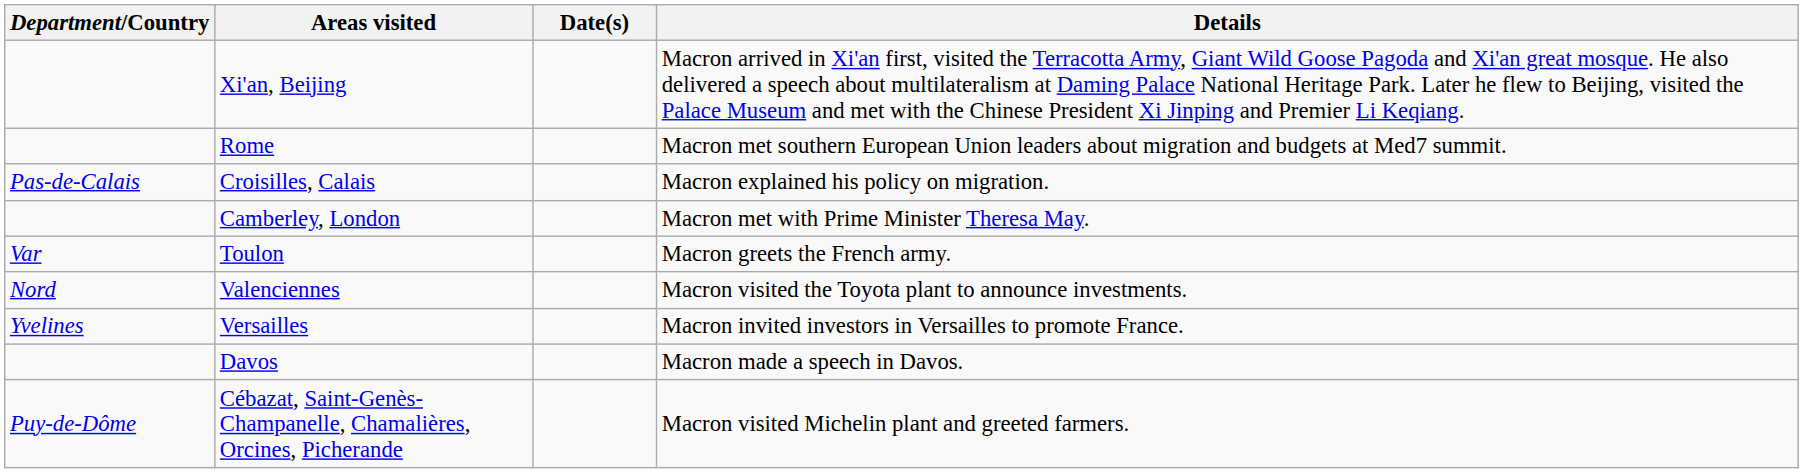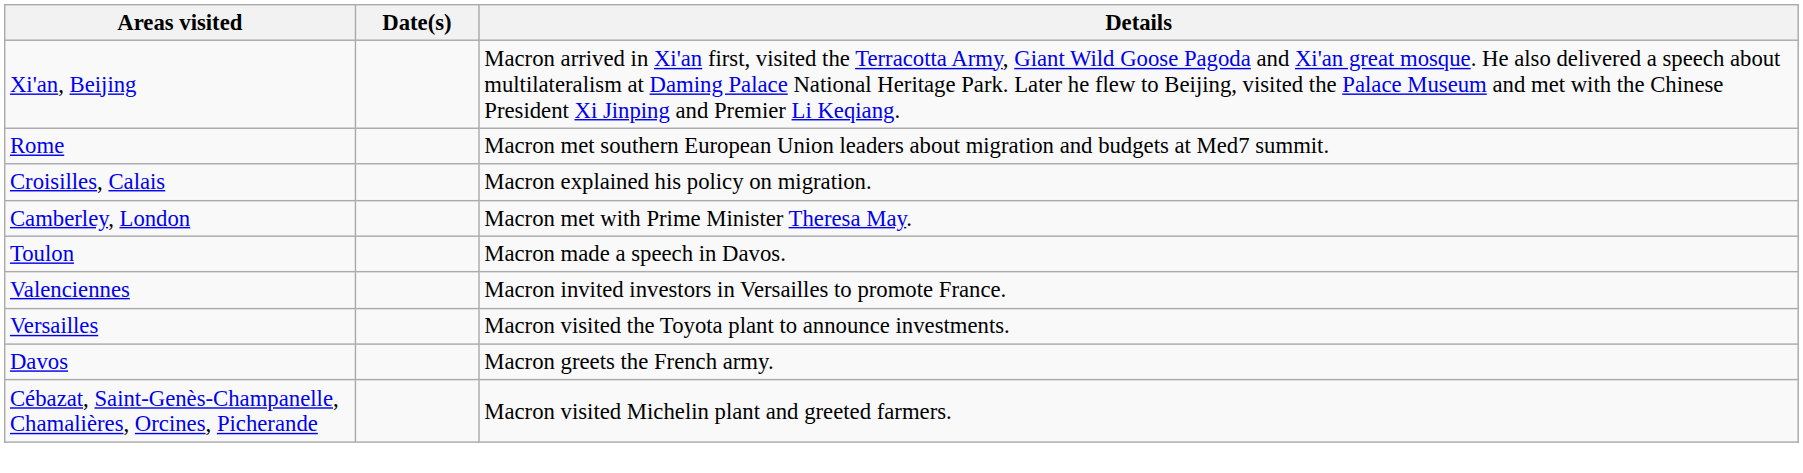- column: (110, 22)
(806, 253) Macron greets the French army. -> (635, 253) Macron made a speech in Davos.
(924, 289) Macron visited the Toyota plant to announce investments. -> (745, 289) Macron invited investors in Versailles to promote France.
(923, 325) Macron invited investors in Versailles to promote France. -> (747, 325) Macron visited the Toyota plant to announce investments.
(812, 361) Macron made a speech in Davos. -> (629, 361) Macron greets the French army.
